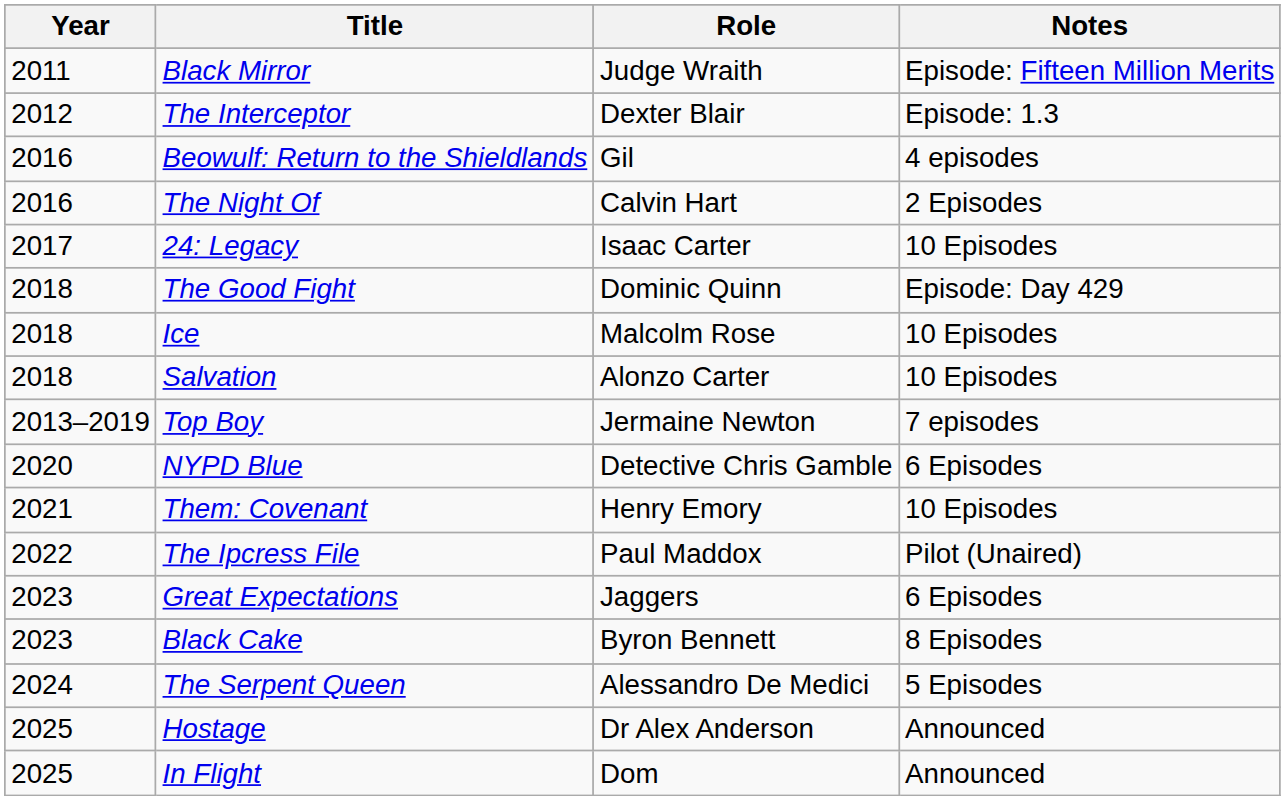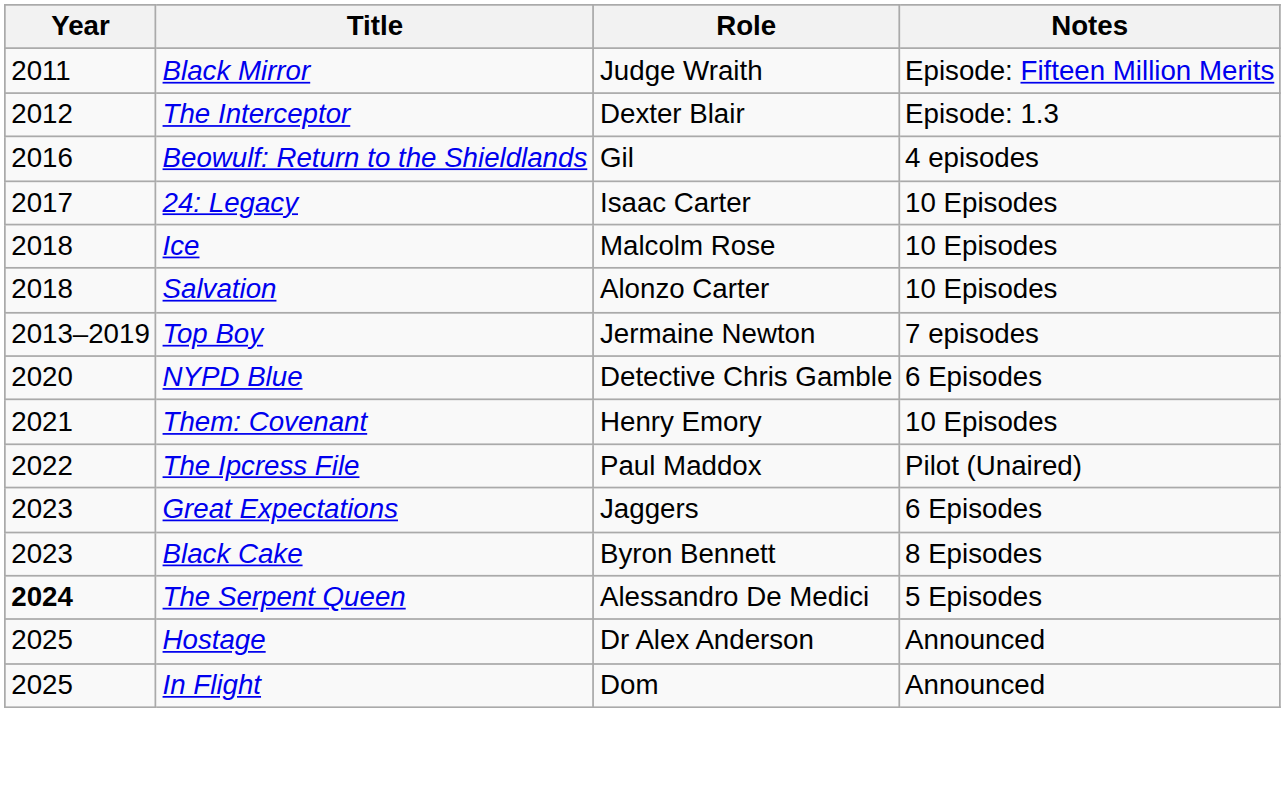- row: (241, 202)
- row: (259, 289)
(42, 684) normal -> (42, 597) bold
